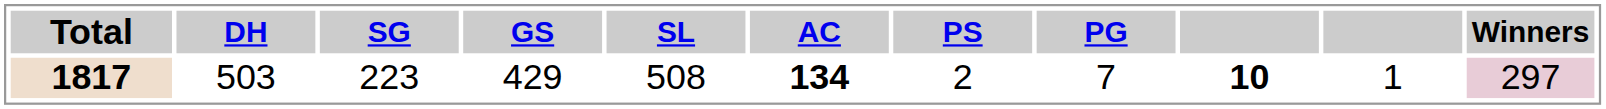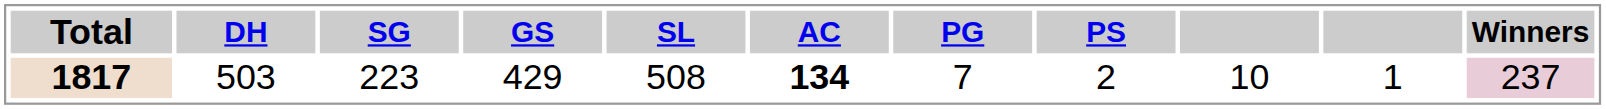columns swapped: (963, 32) <-> (1106, 32)
(1249, 77) bold -> (1249, 77) normal
(1531, 77) 297 -> (1531, 77) 237
